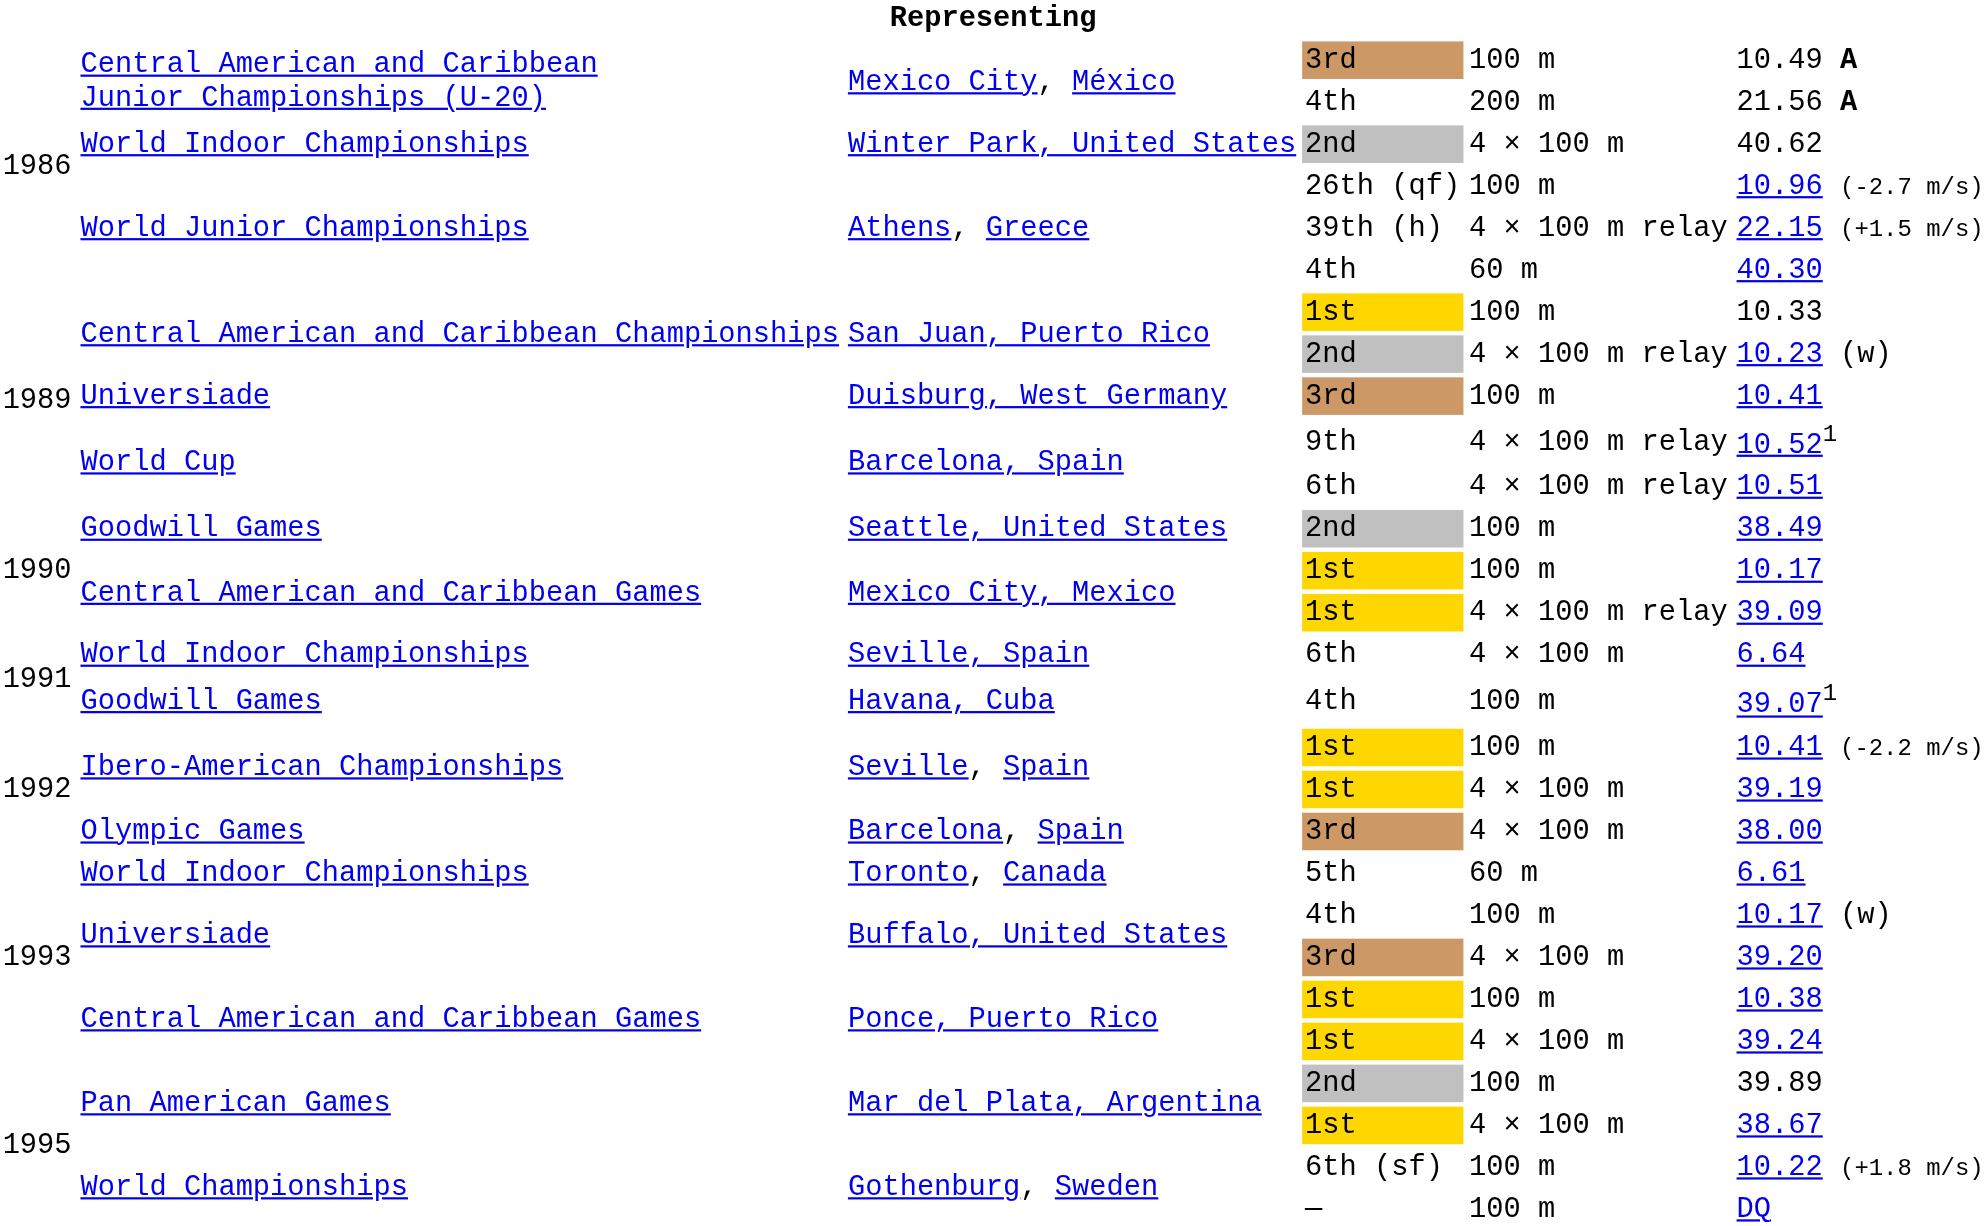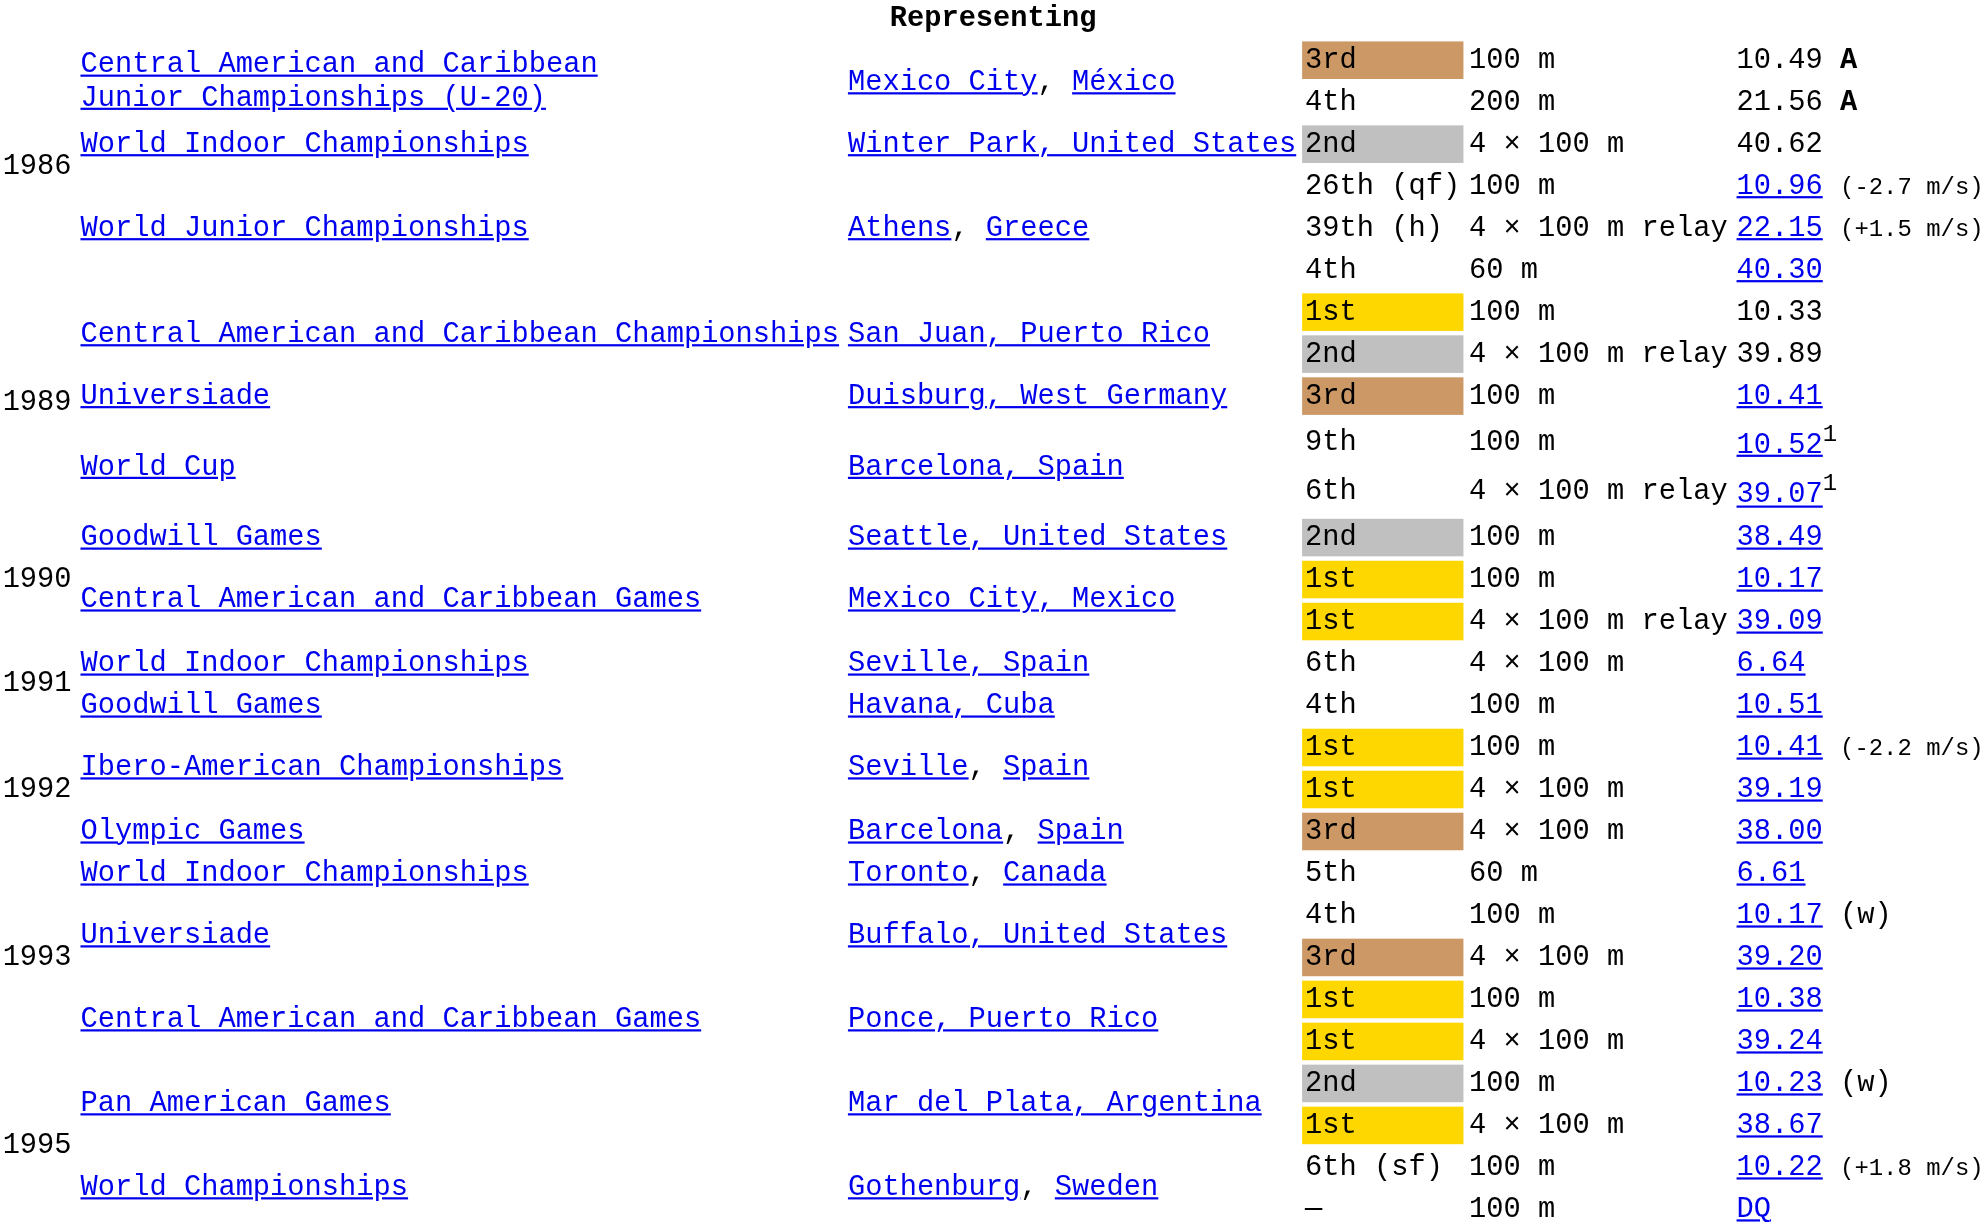(1814, 354) 10.23 (w) -> (1780, 354) 39.89
(1598, 442) 4 × 100 m relay -> (1512, 442) 100 m
(1780, 487) 10.51 -> (1787, 491) 39.071
(1787, 701) 39.071 -> (1780, 705) 10.51
(1780, 1083) 39.89 -> (1814, 1083) 10.23 (w)
